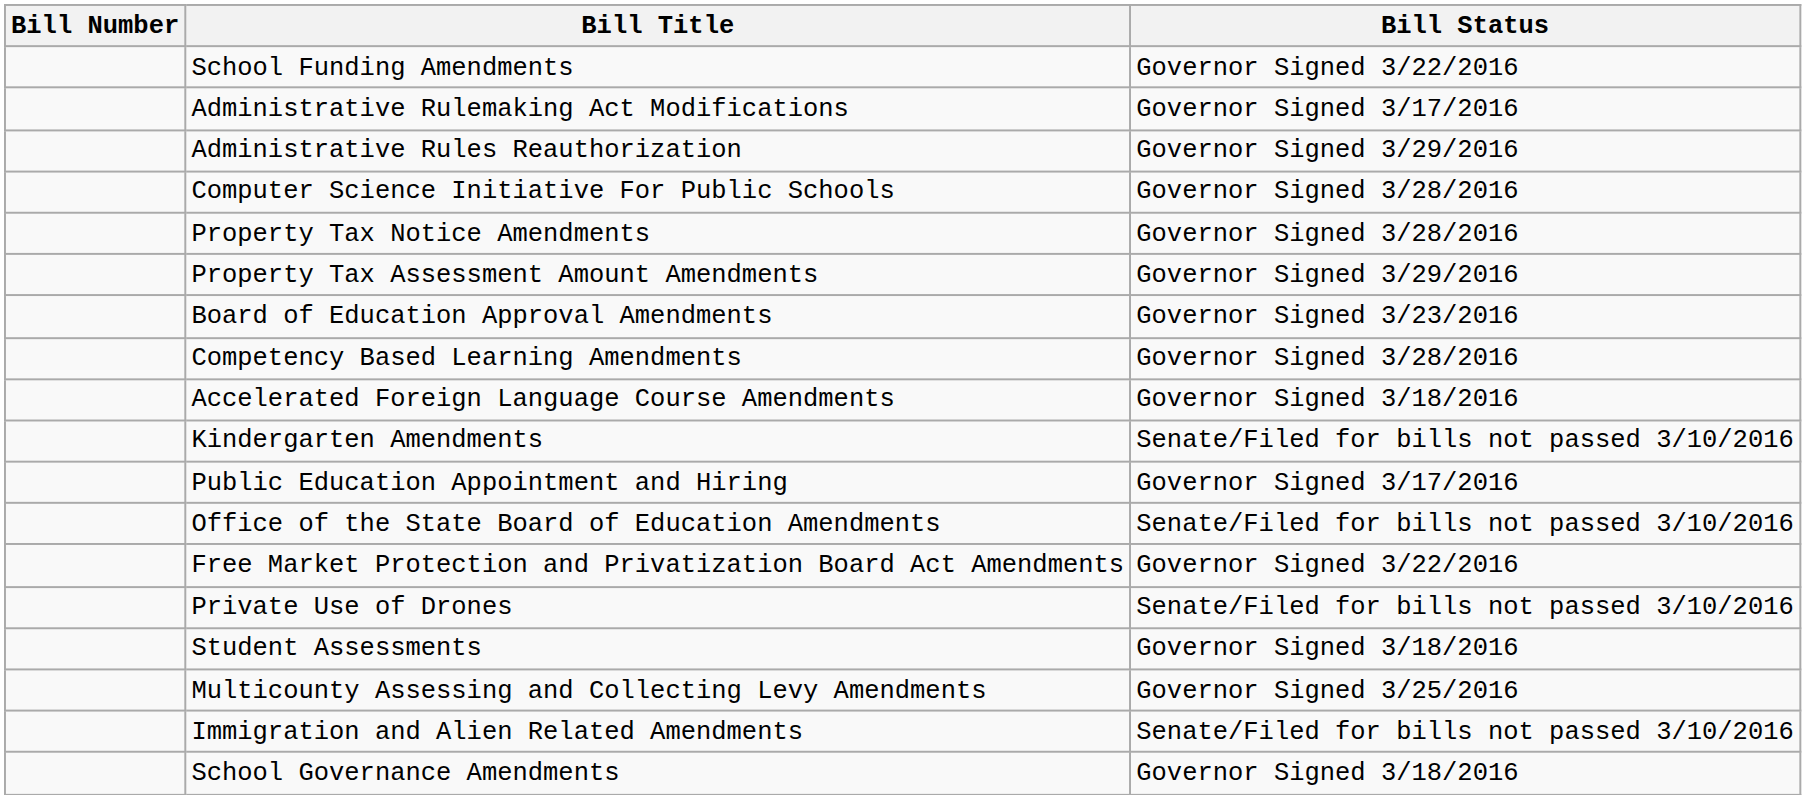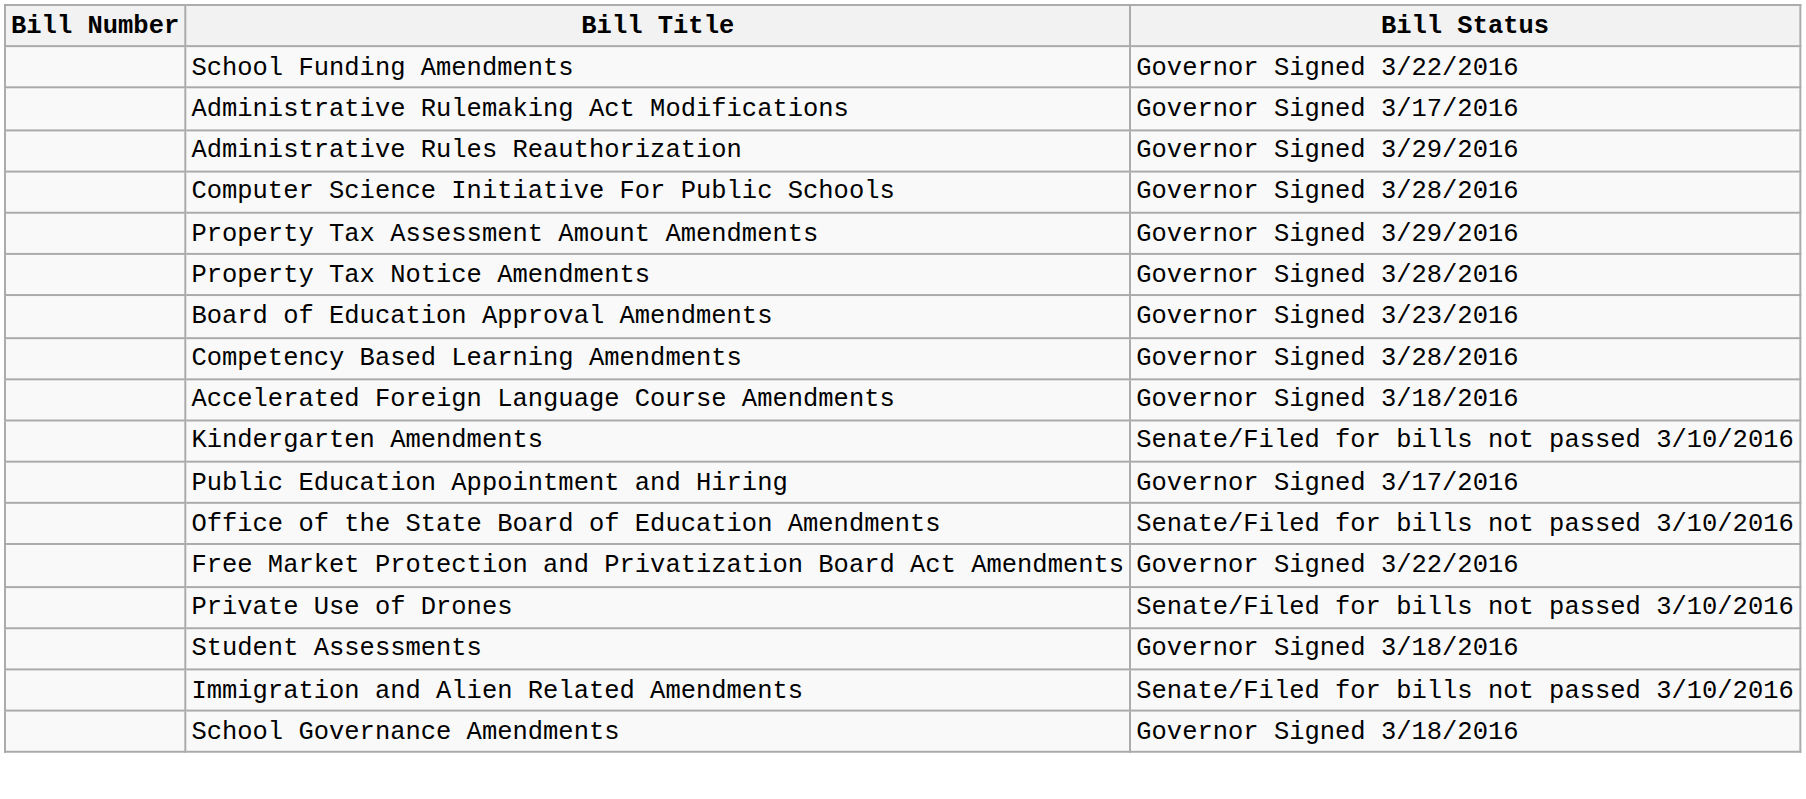rows swapped: (505, 275) <-> (421, 233)
- row: (589, 690)
